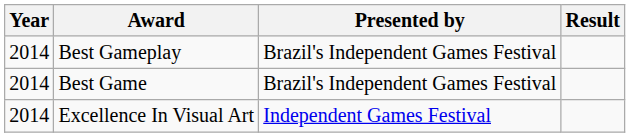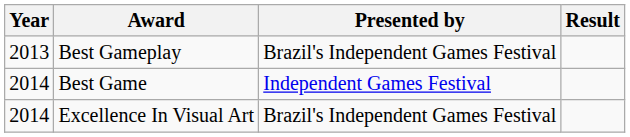(29, 52) 2014 -> (29, 52) 2013
(410, 83) Brazil's Independent Games Festival -> (377, 83) Independent Games Festival
(377, 115) Independent Games Festival -> (410, 115) Brazil's Independent Games Festival
